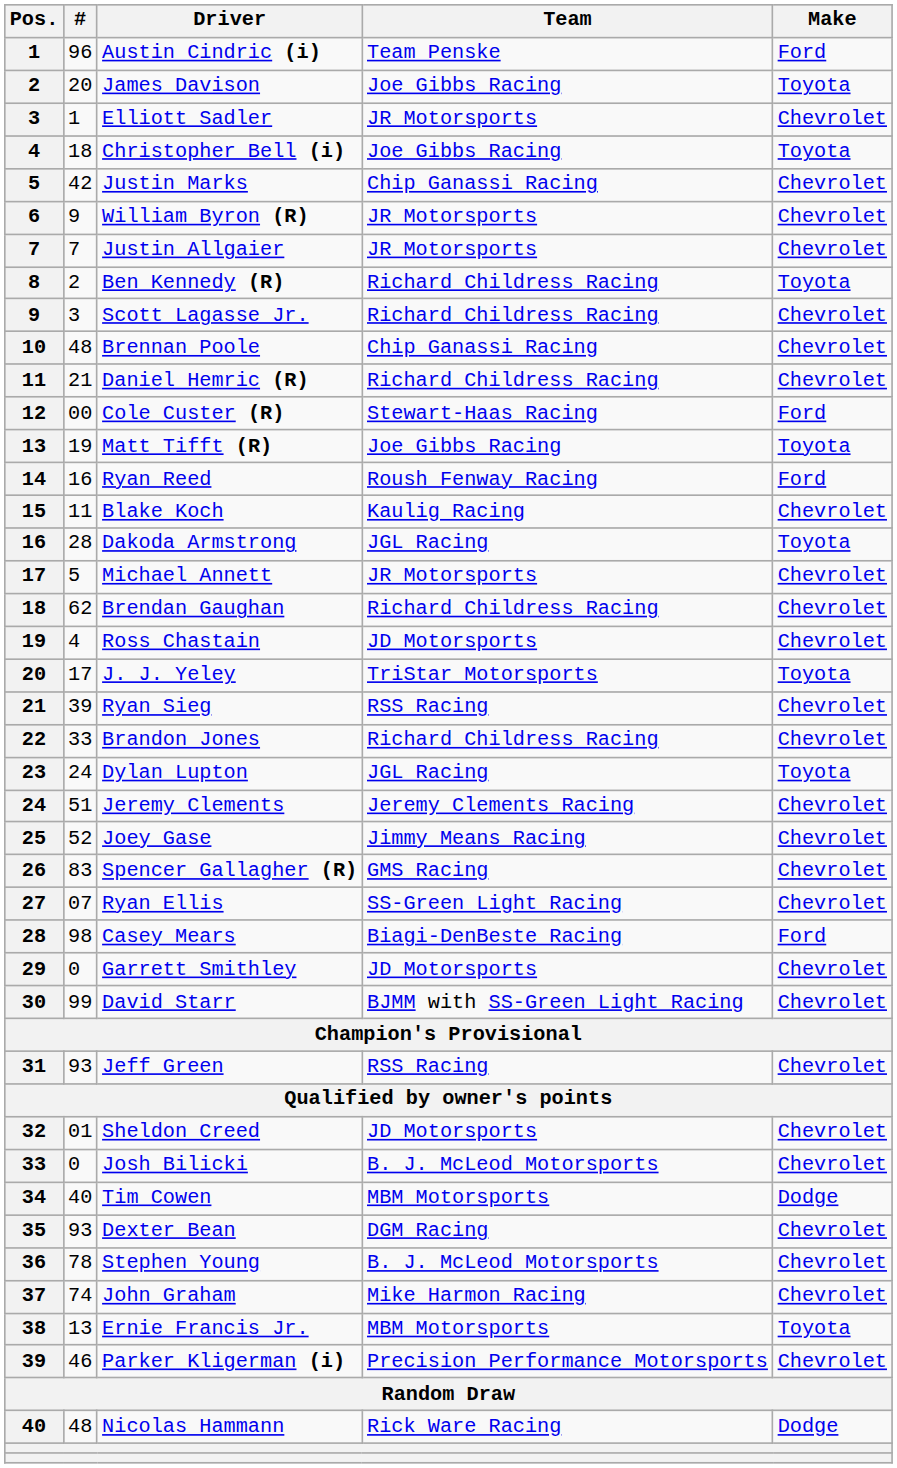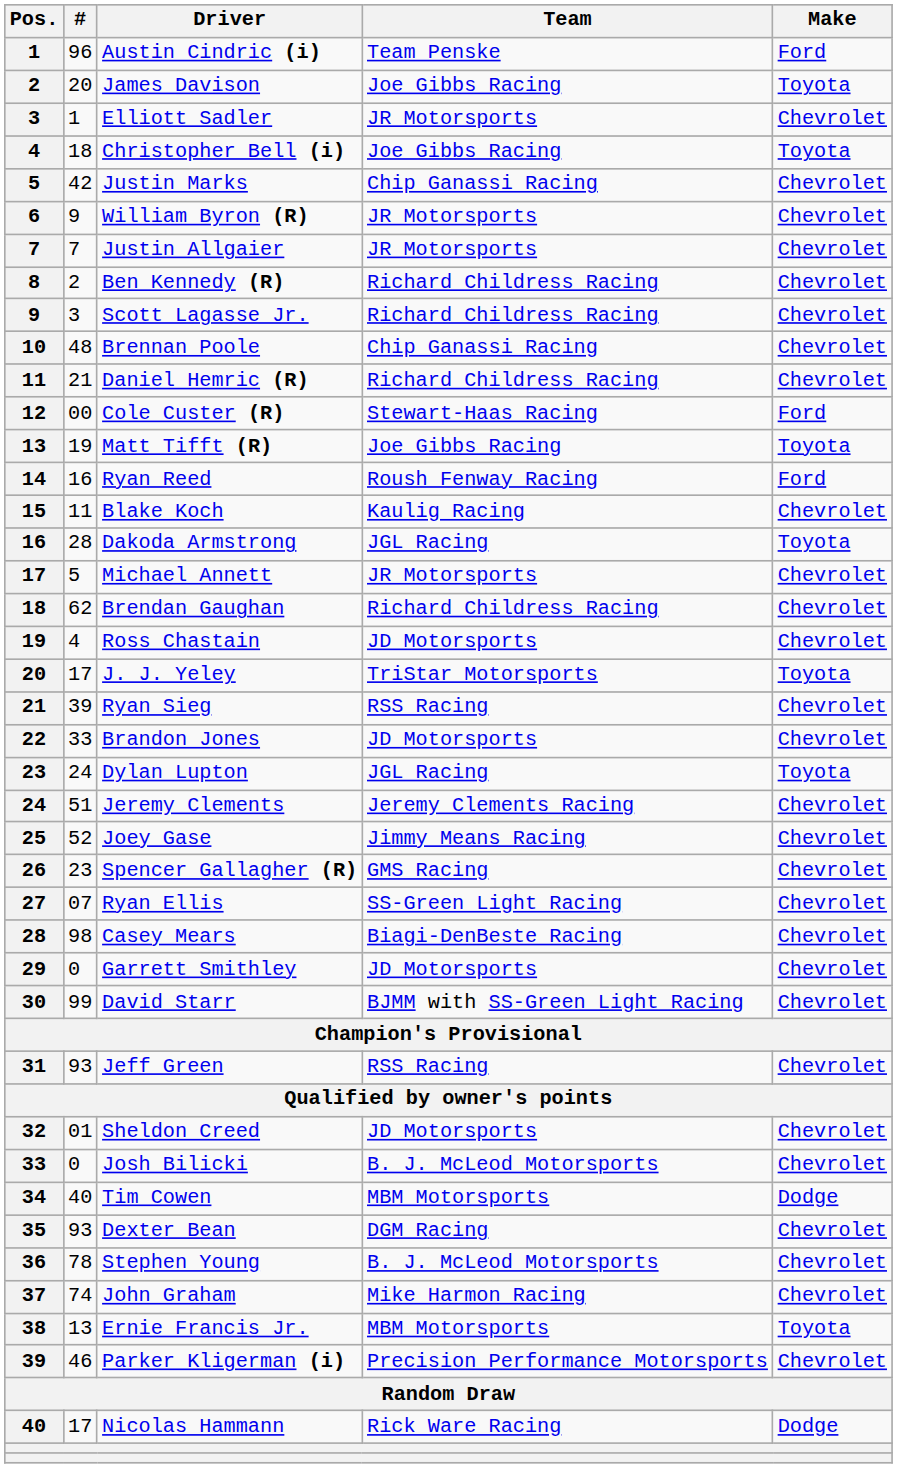(814, 283) Toyota -> (832, 283) Chevrolet
(513, 741) Richard Childress Racing -> (452, 741) JD Motorsports
(80, 872) 83 -> (80, 872) 23
(802, 937) Ford -> (832, 937) Chevrolet
(80, 1428) 48 -> (80, 1428) 17
